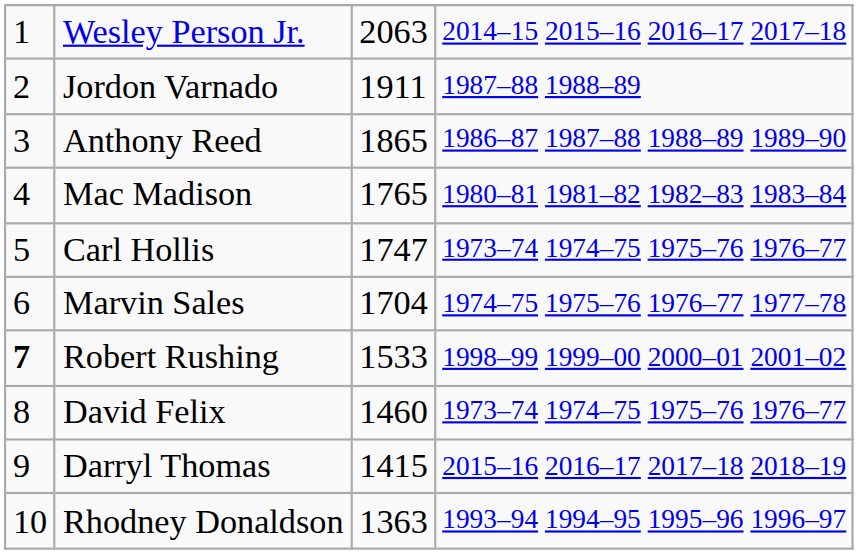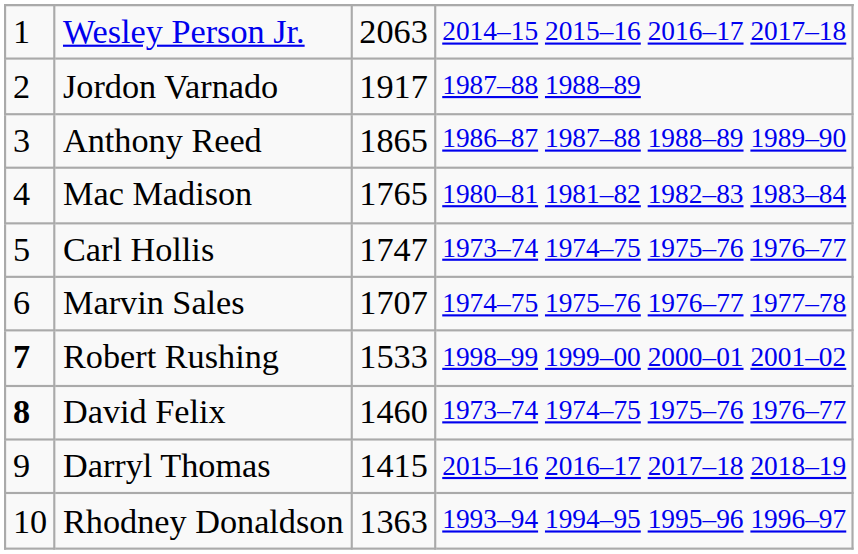(393, 85) 1911 -> (394, 85) 1917
(394, 303) 1704 -> (394, 303) 1707
(22, 411) normal -> (22, 411) bold
